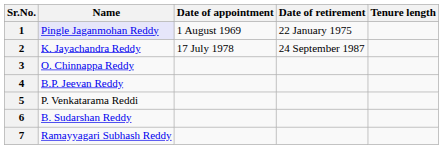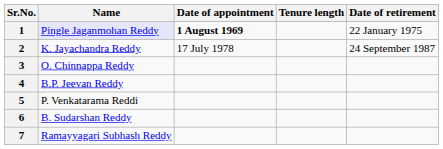columns swapped: (322, 13) <-> (403, 13)
(209, 30) normal -> (210, 30) bold
